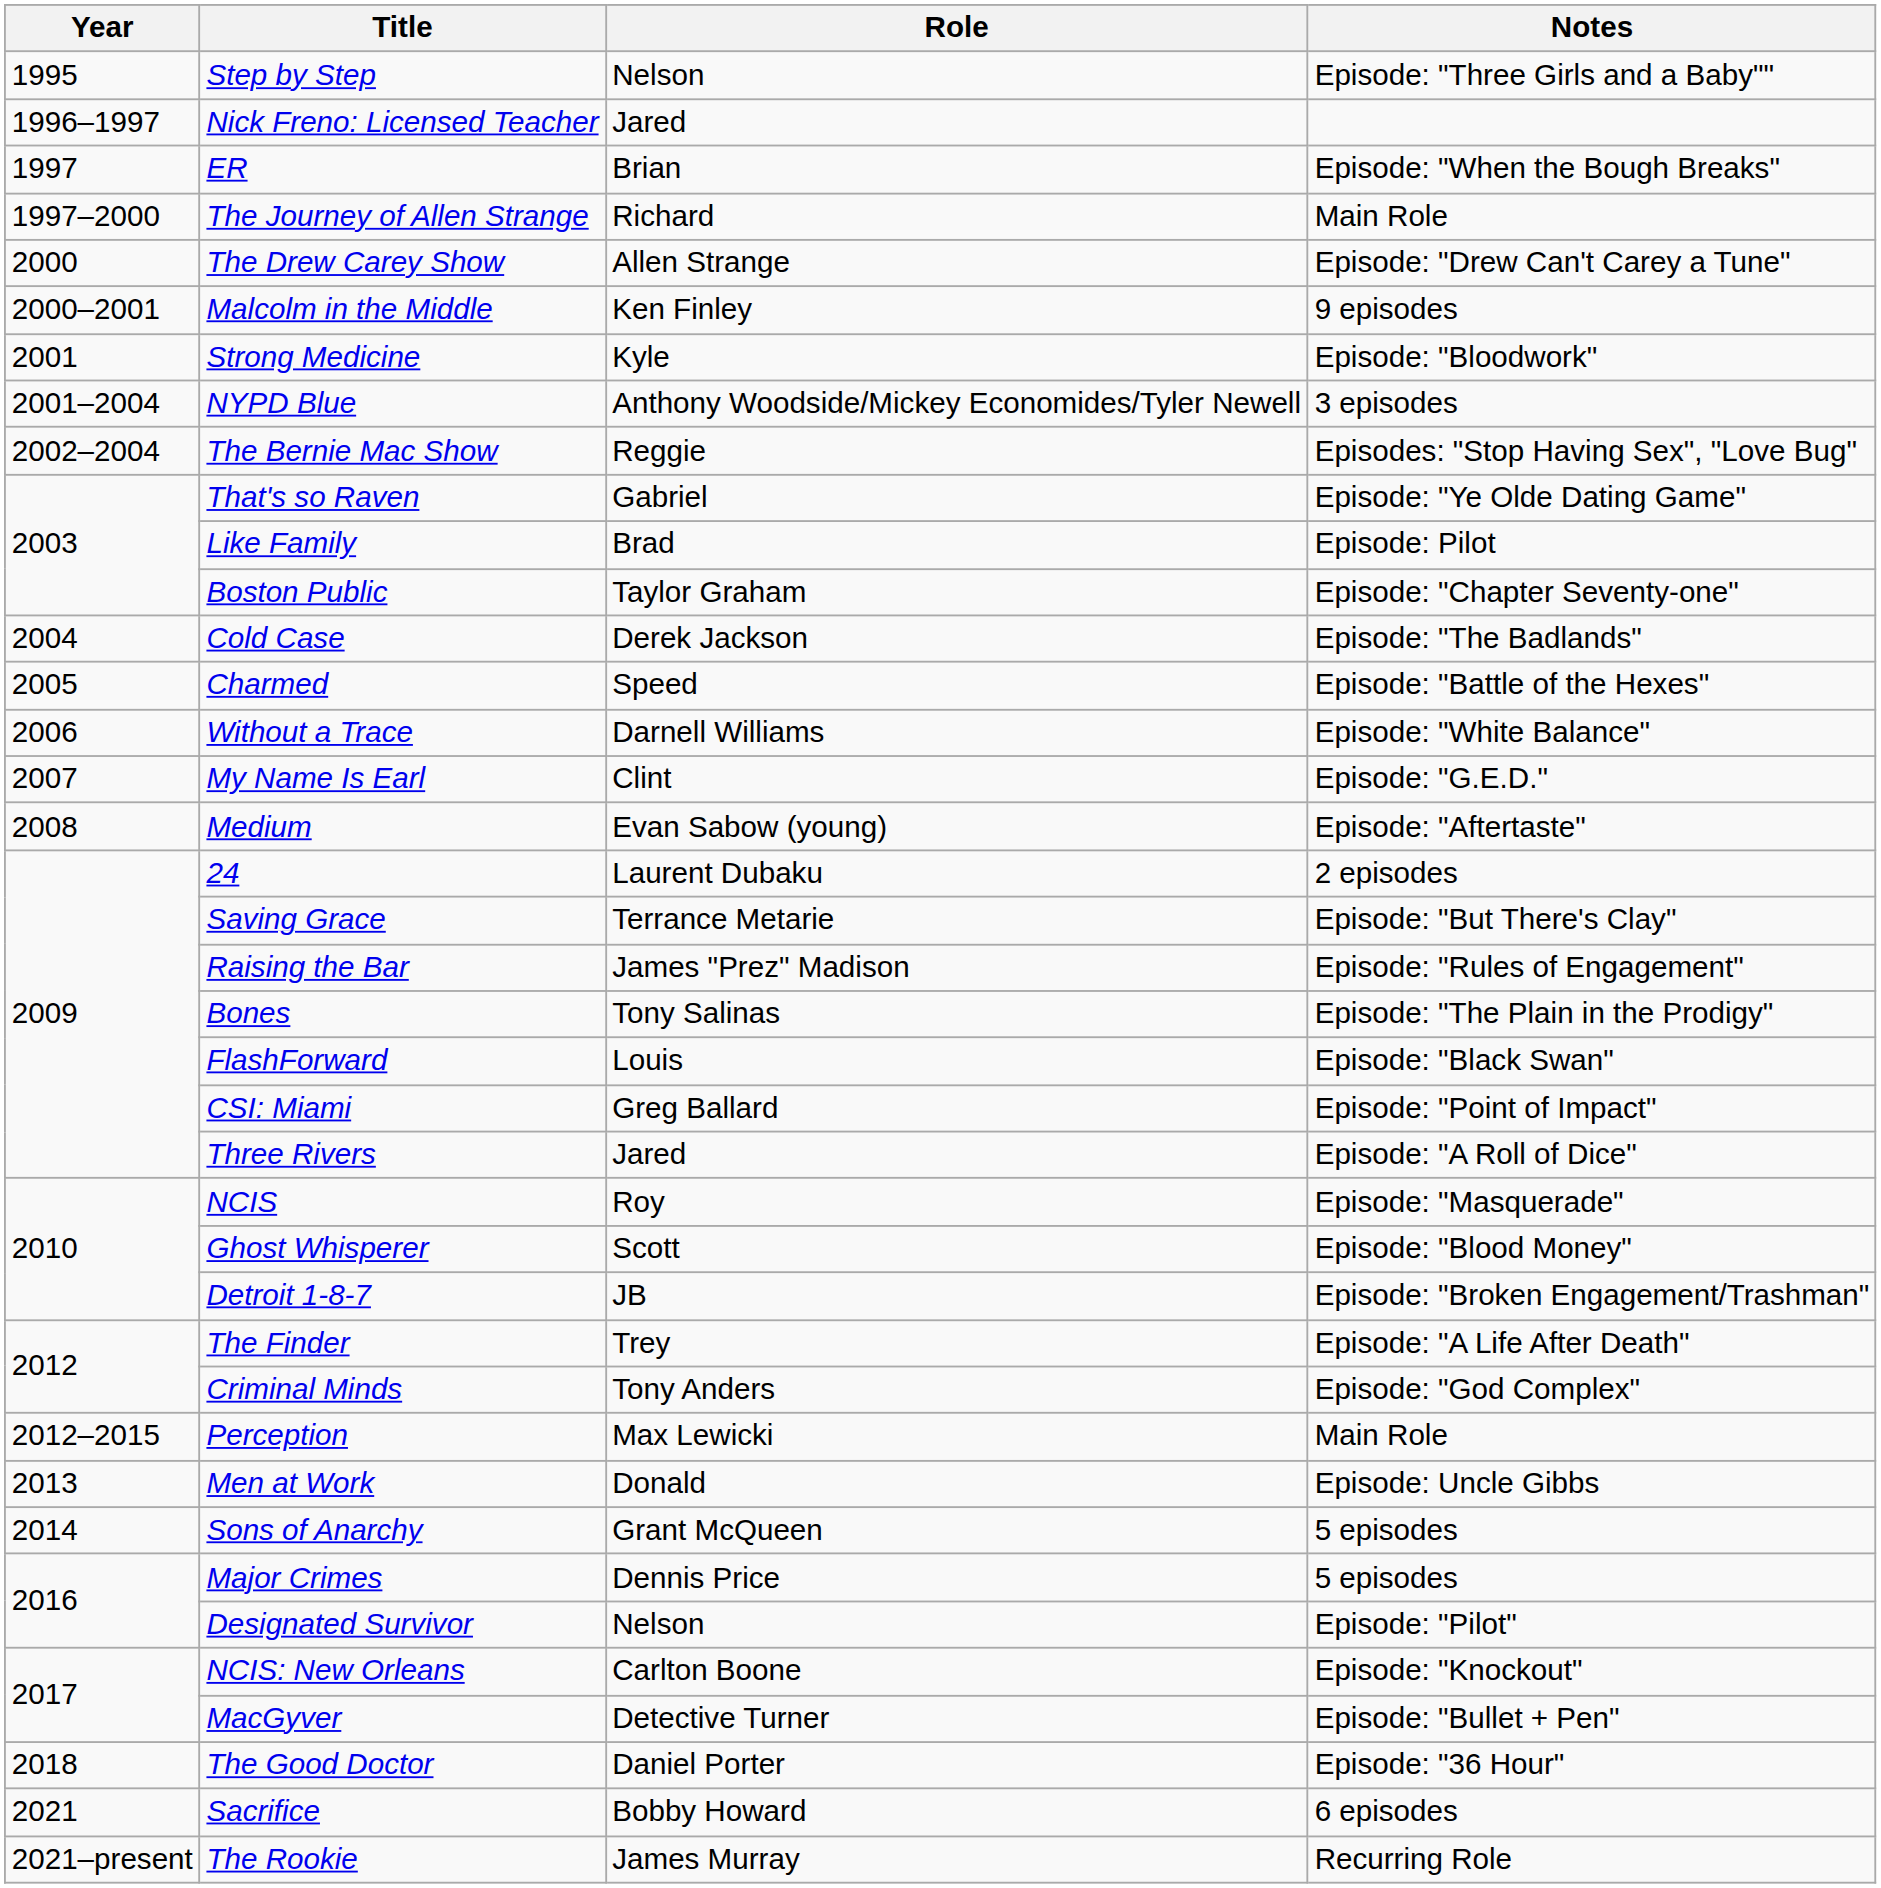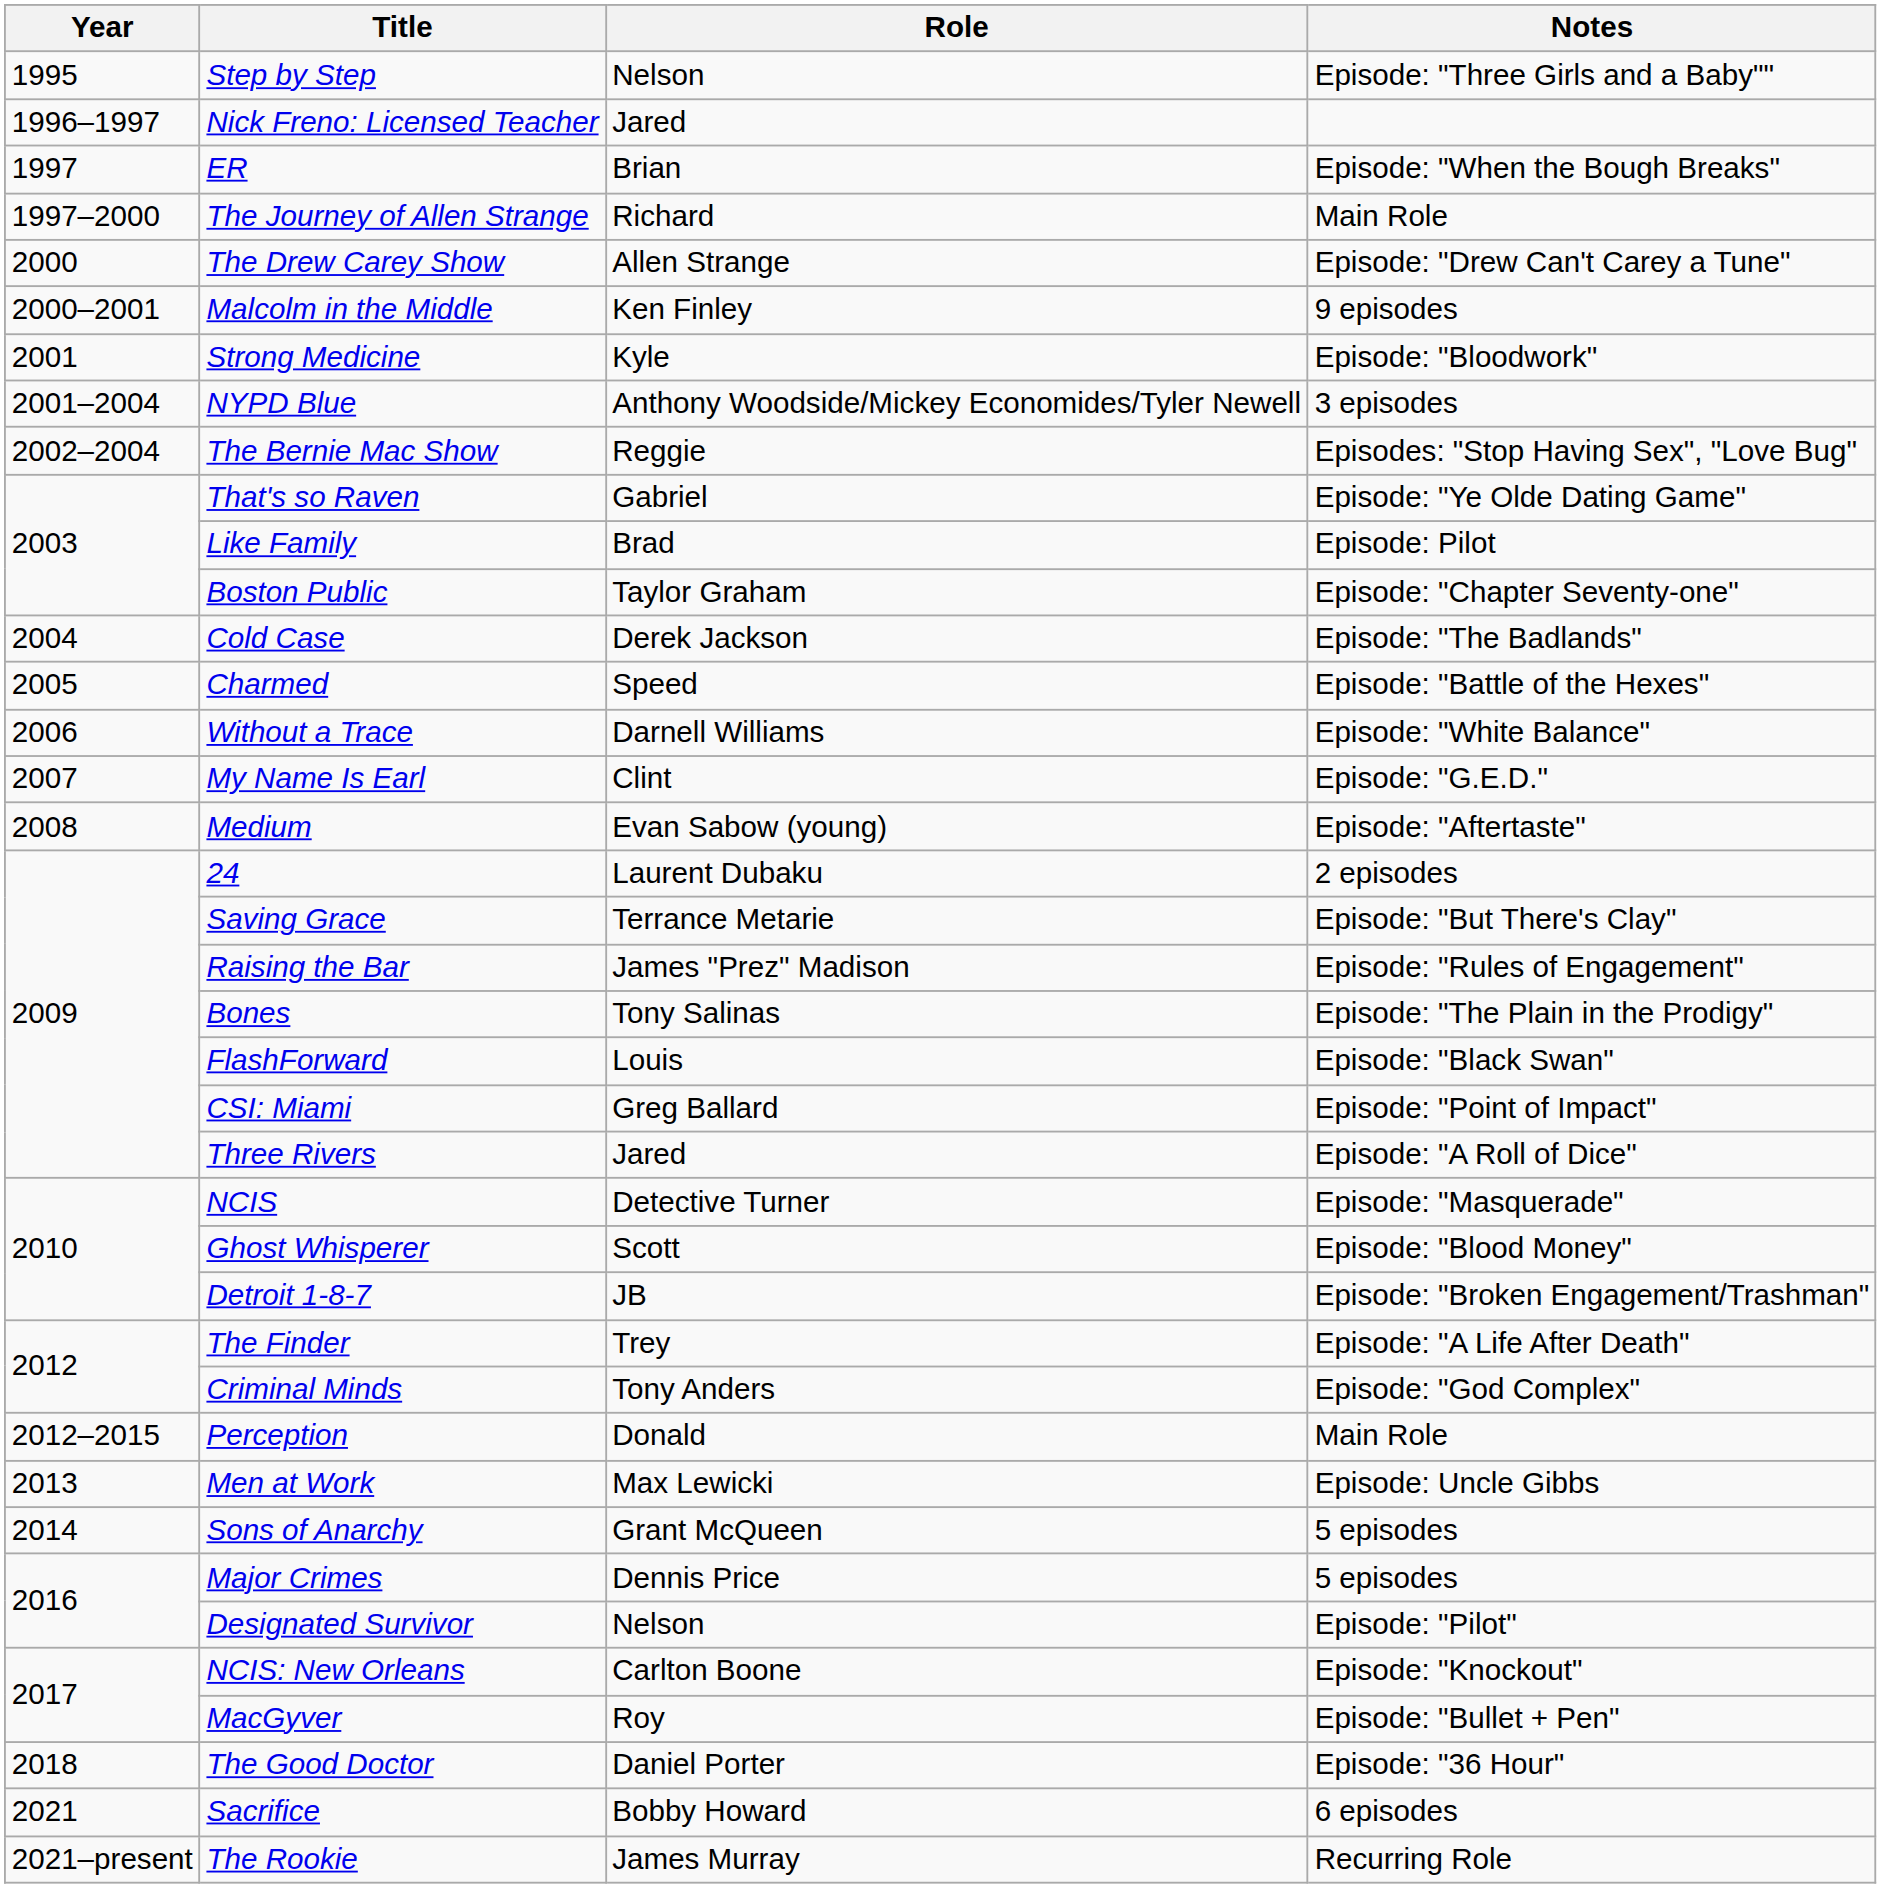(639, 1201) Roy -> (721, 1201) Detective Turner
(693, 1436) Max Lewicki -> (659, 1436) Donald
(659, 1483) Donald -> (693, 1483) Max Lewicki
(721, 1717) Detective Turner -> (639, 1717) Roy
